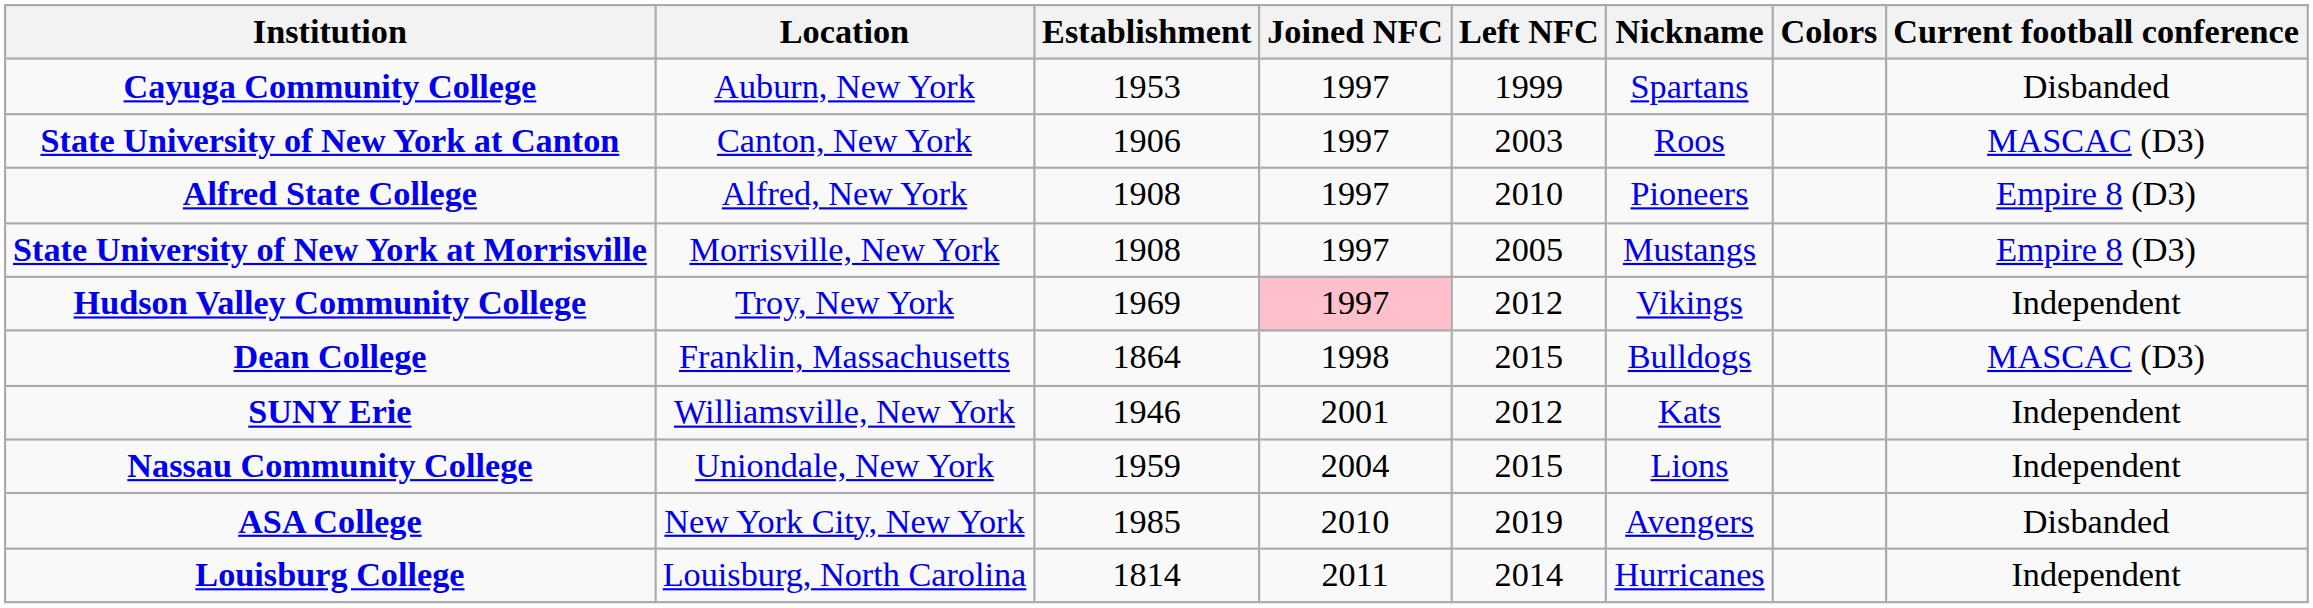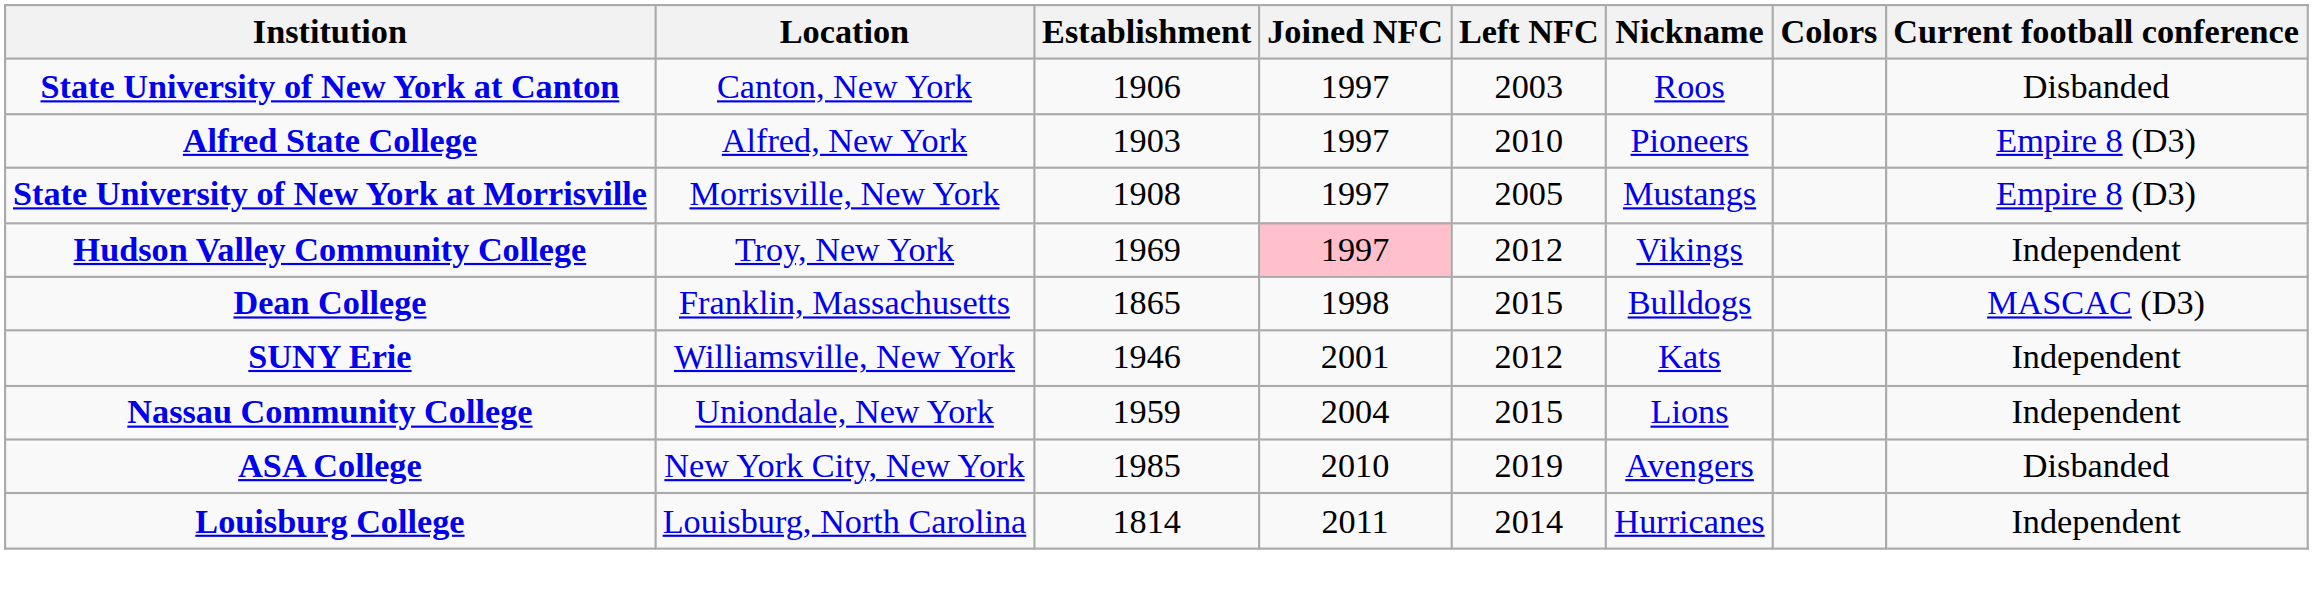- row: (330, 85)
(2096, 140) MASCAC (D3) -> (2096, 85) Disbanded
(1147, 194) 1908 -> (1147, 140) 1903
(1147, 357) 1864 -> (1147, 303) 1865
